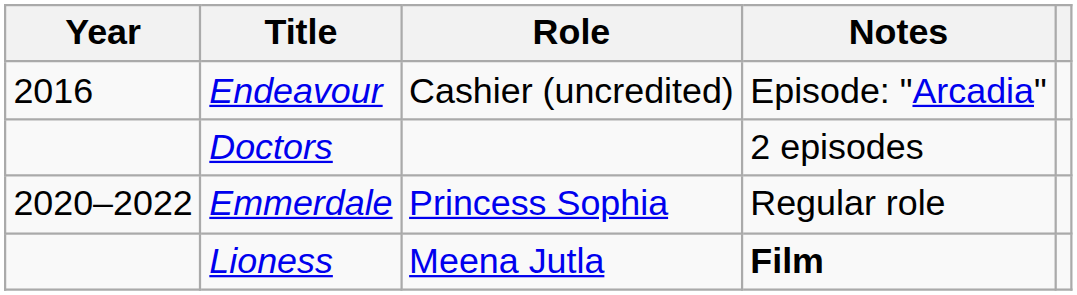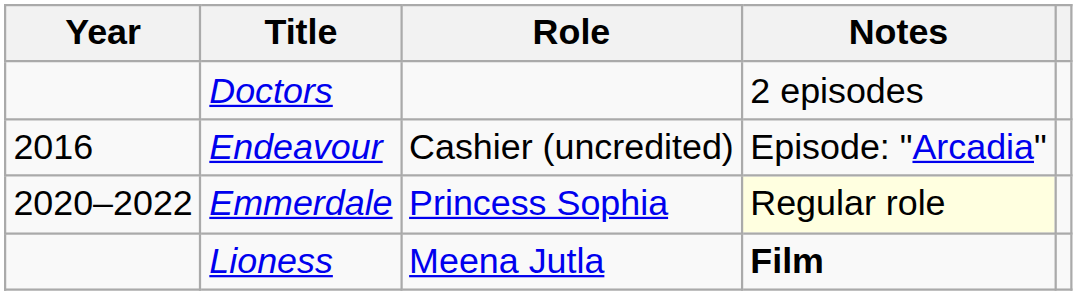rows swapped: (271, 146) <-> (296, 89)
(848, 203) no background -> (848, 203) lightyellow background
